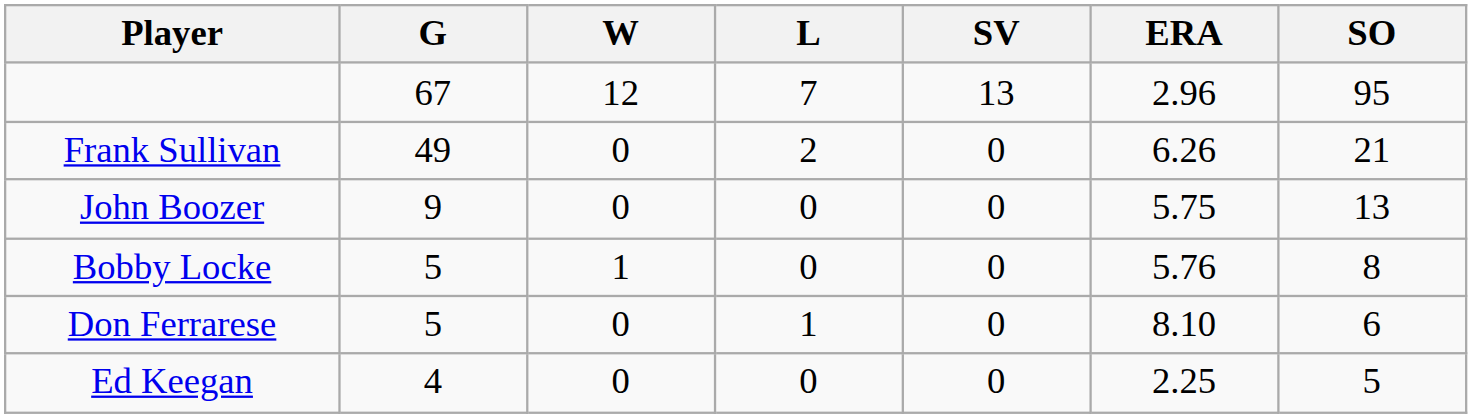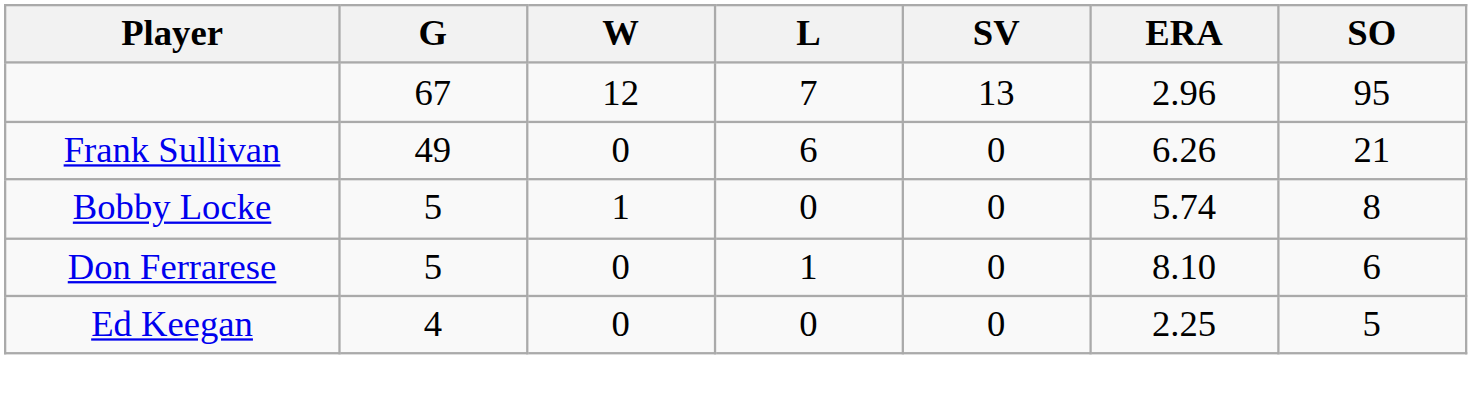(808, 149) 2 -> (808, 149) 6
- row: (172, 207)
(1184, 265) 5.76 -> (1184, 207) 5.74
